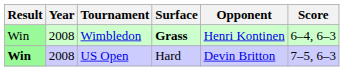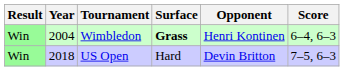(62, 35) 2008 -> (62, 35) 2004
(19, 55) bold -> (18, 55) normal
(62, 55) 2008 -> (62, 55) 2018
